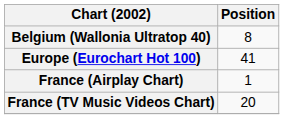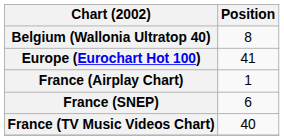+ row: (111, 102)
(248, 102) 20 -> (248, 124) 40
